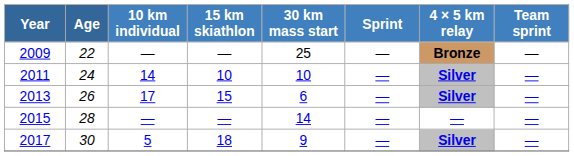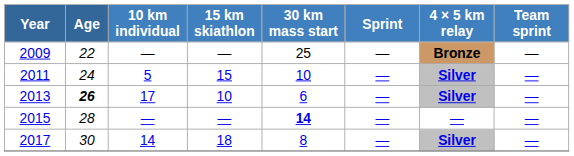(148, 75) 14 -> (148, 75) 5
(224, 75) 10 -> (224, 75) 15
(87, 97) normal -> (87, 97) bold
(224, 97) 15 -> (224, 97) 10
(303, 119) normal -> (303, 119) bold
(148, 141) 5 -> (148, 141) 14
(303, 141) 9 -> (303, 141) 8
